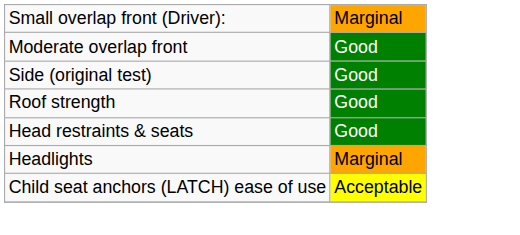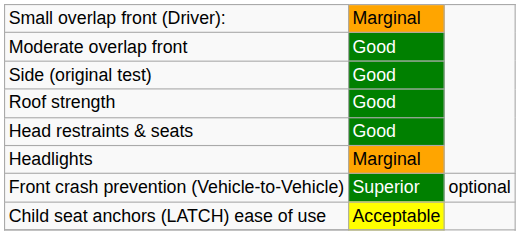+ row: (176, 187)
